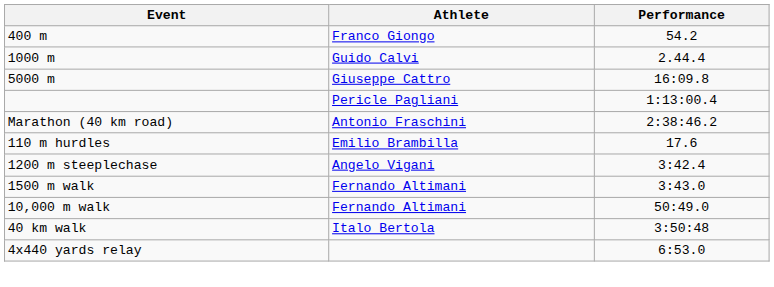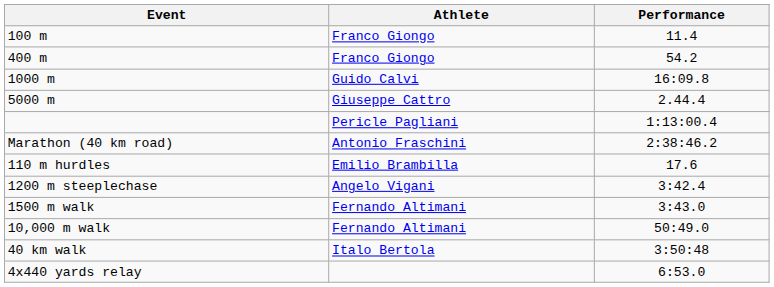+ row: (27, 37)
(682, 58) 2.44.4 -> (682, 79) 16:09.8
(682, 79) 16:09.8 -> (682, 101) 2.44.4
